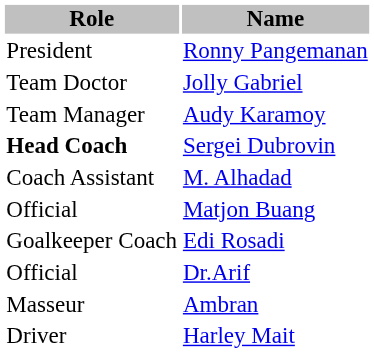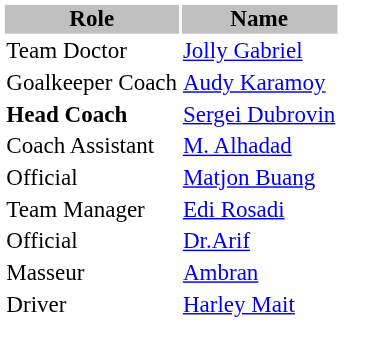- row: (275, 50)
(76, 114) Team Manager -> (92, 82) Goalkeeper Coach
(92, 240) Goalkeeper Coach -> (76, 209) Team Manager
